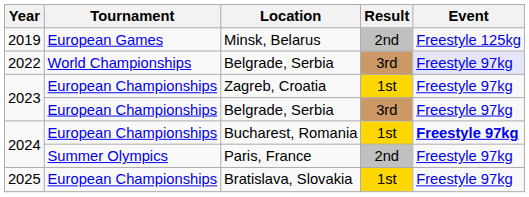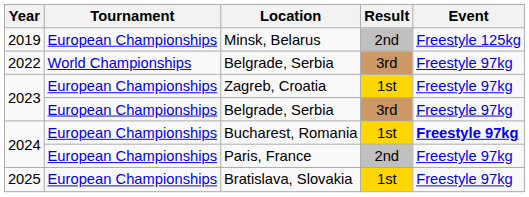(105, 40) European Games -> (132, 40) European Championships
(464, 63) lavender background -> (464, 63) no background
(108, 156) Summer Olympics -> (132, 156) European Championships
